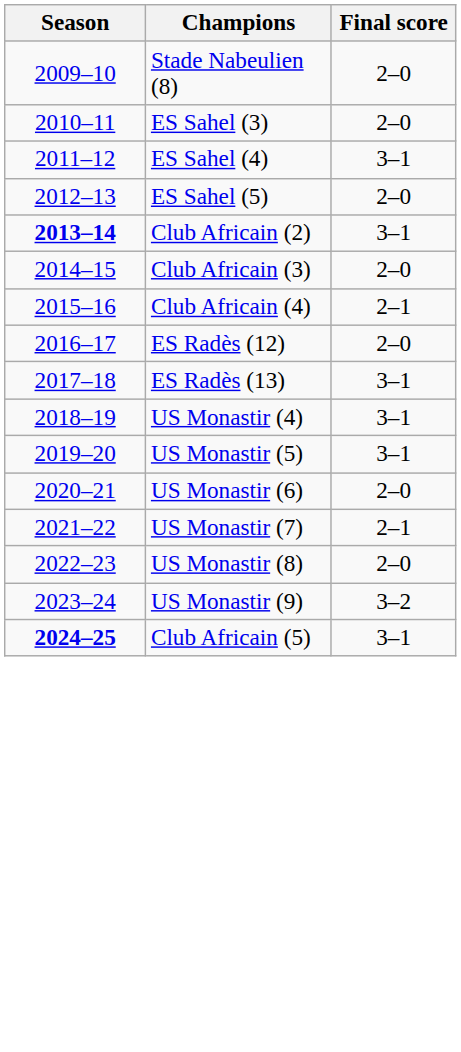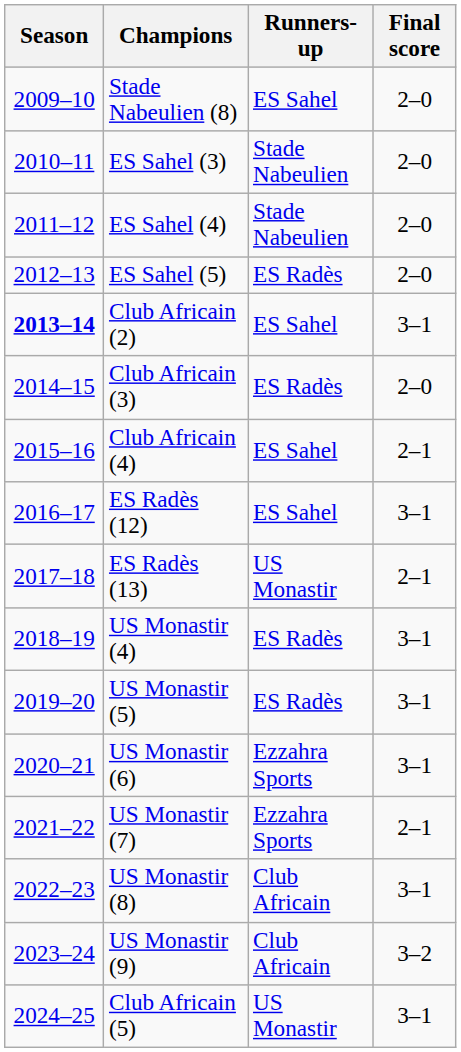+ column: (311, 35)
(394, 159) 3–1 -> (415, 224) 2–0
(394, 343) 2–0 -> (415, 512) 3–1
(394, 380) 3–1 -> (415, 575) 2–1
(394, 490) 2–0 -> (415, 764) 3–1
(394, 564) 2–0 -> (415, 890) 3–1
(75, 637) bold -> (54, 1016) normal
